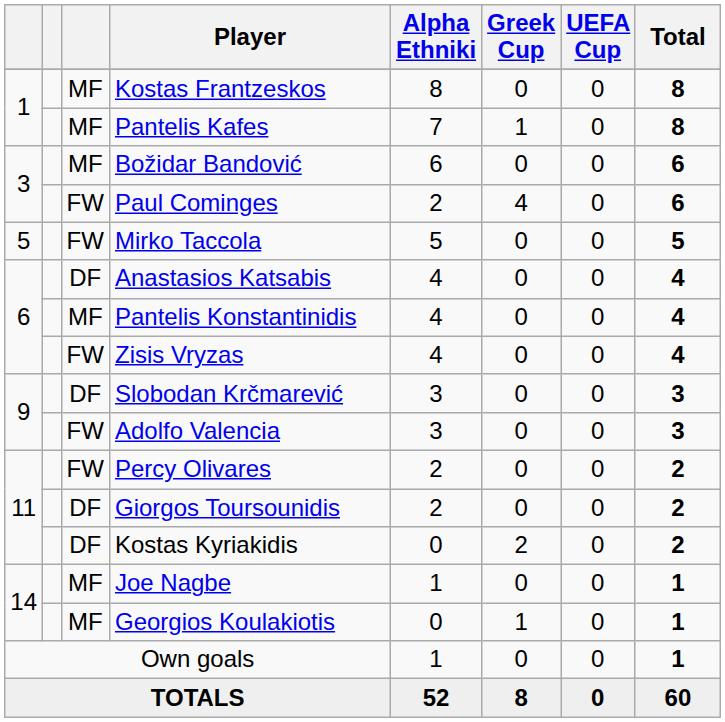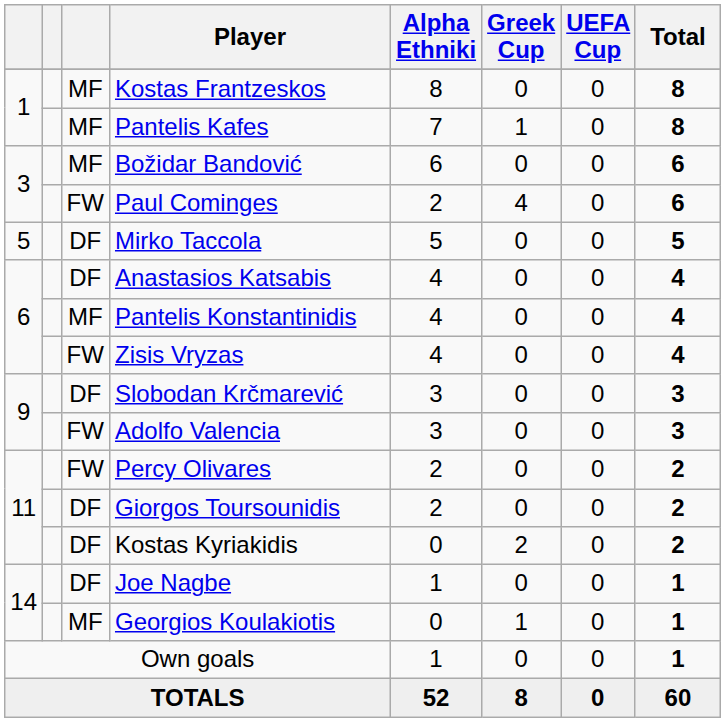(85, 240) FW -> (85, 240) DF
(85, 583) MF -> (85, 583) DF
